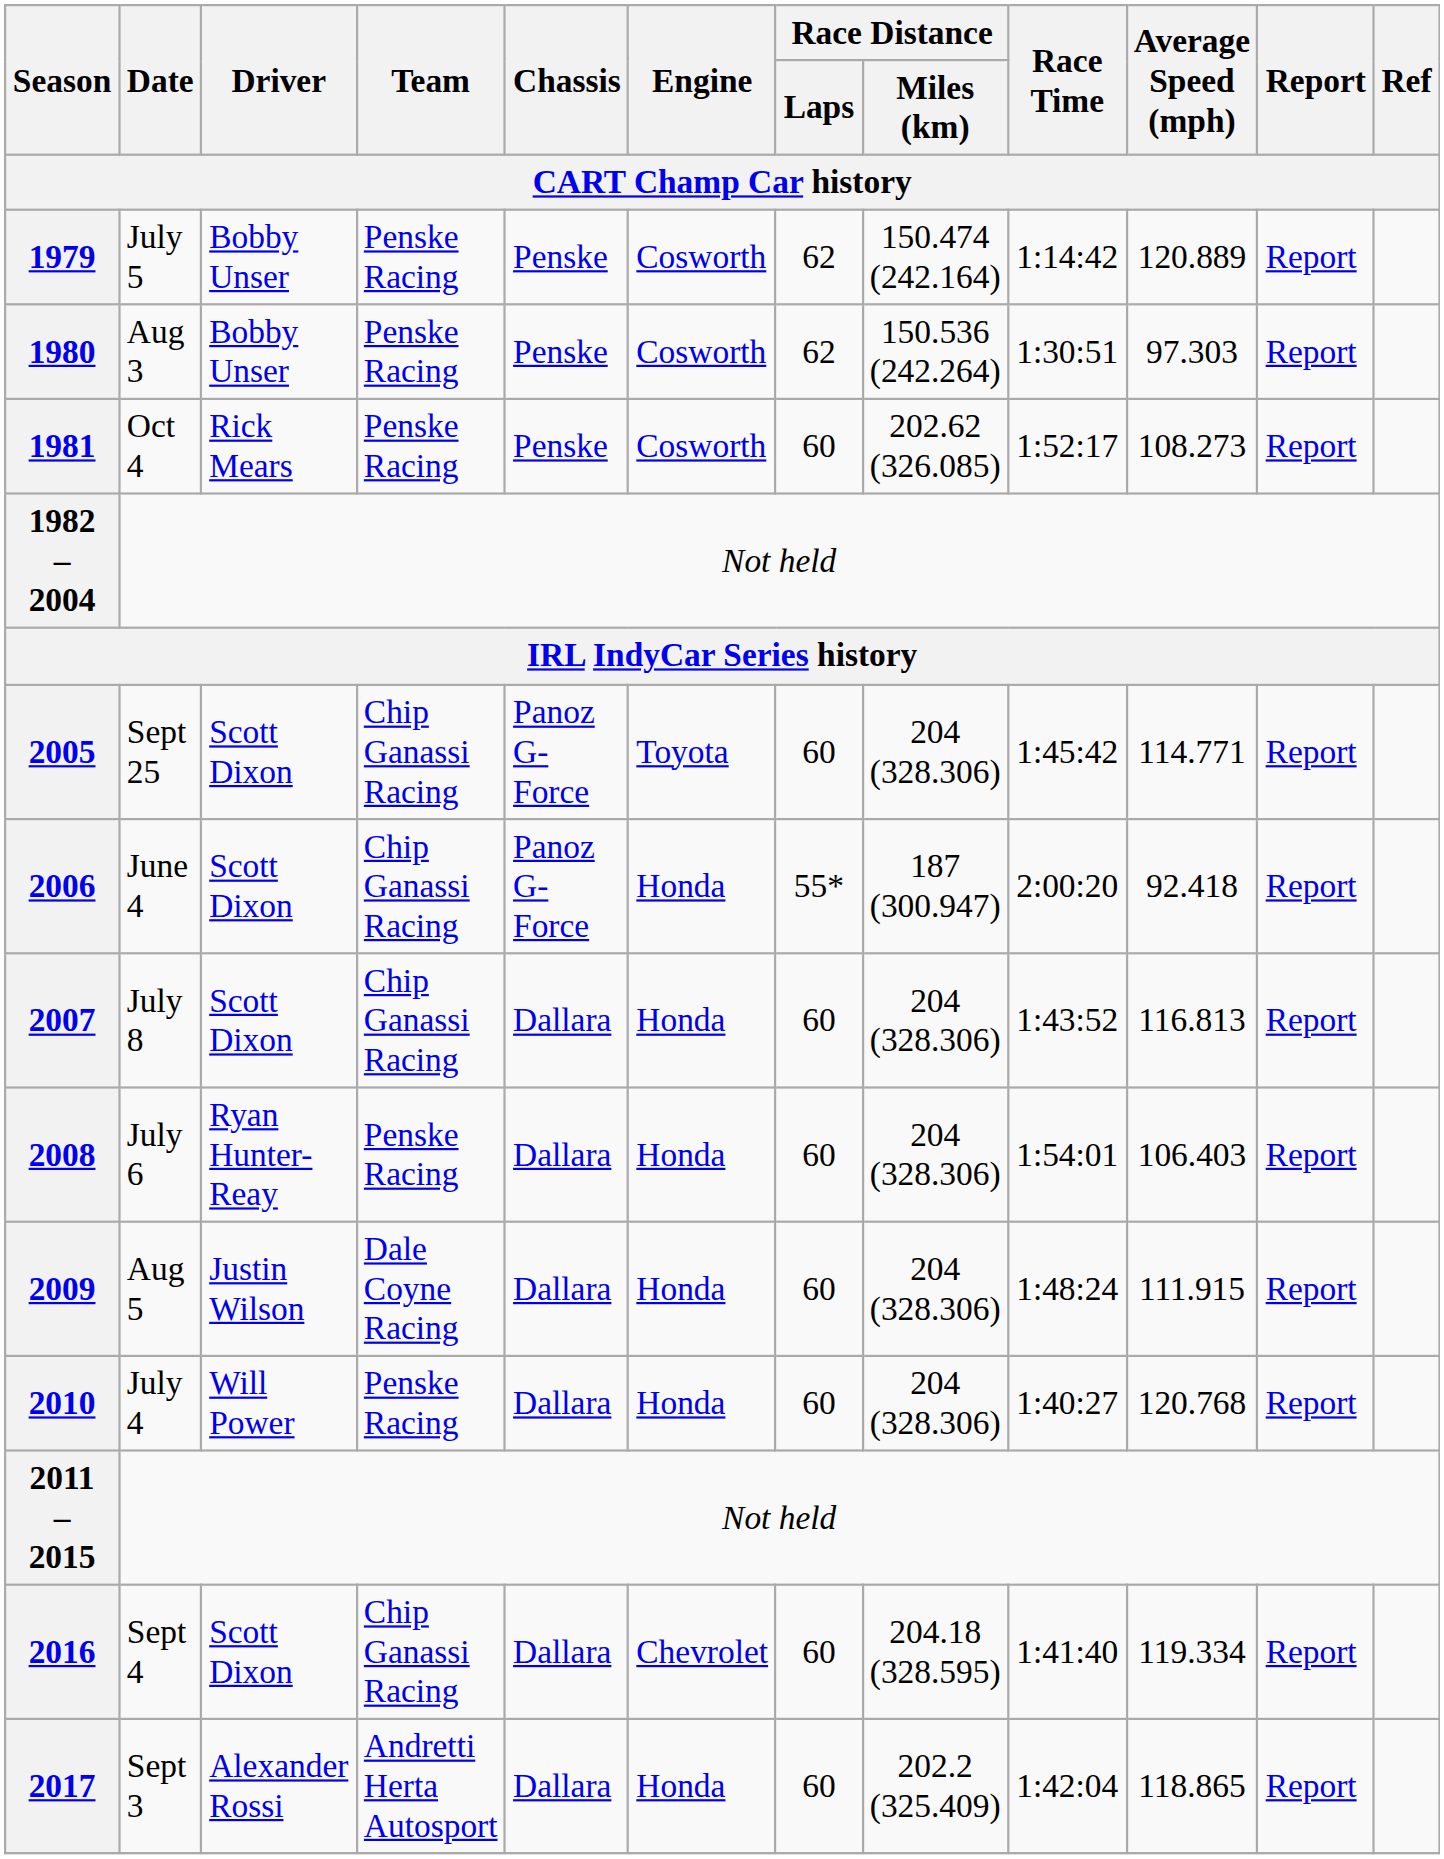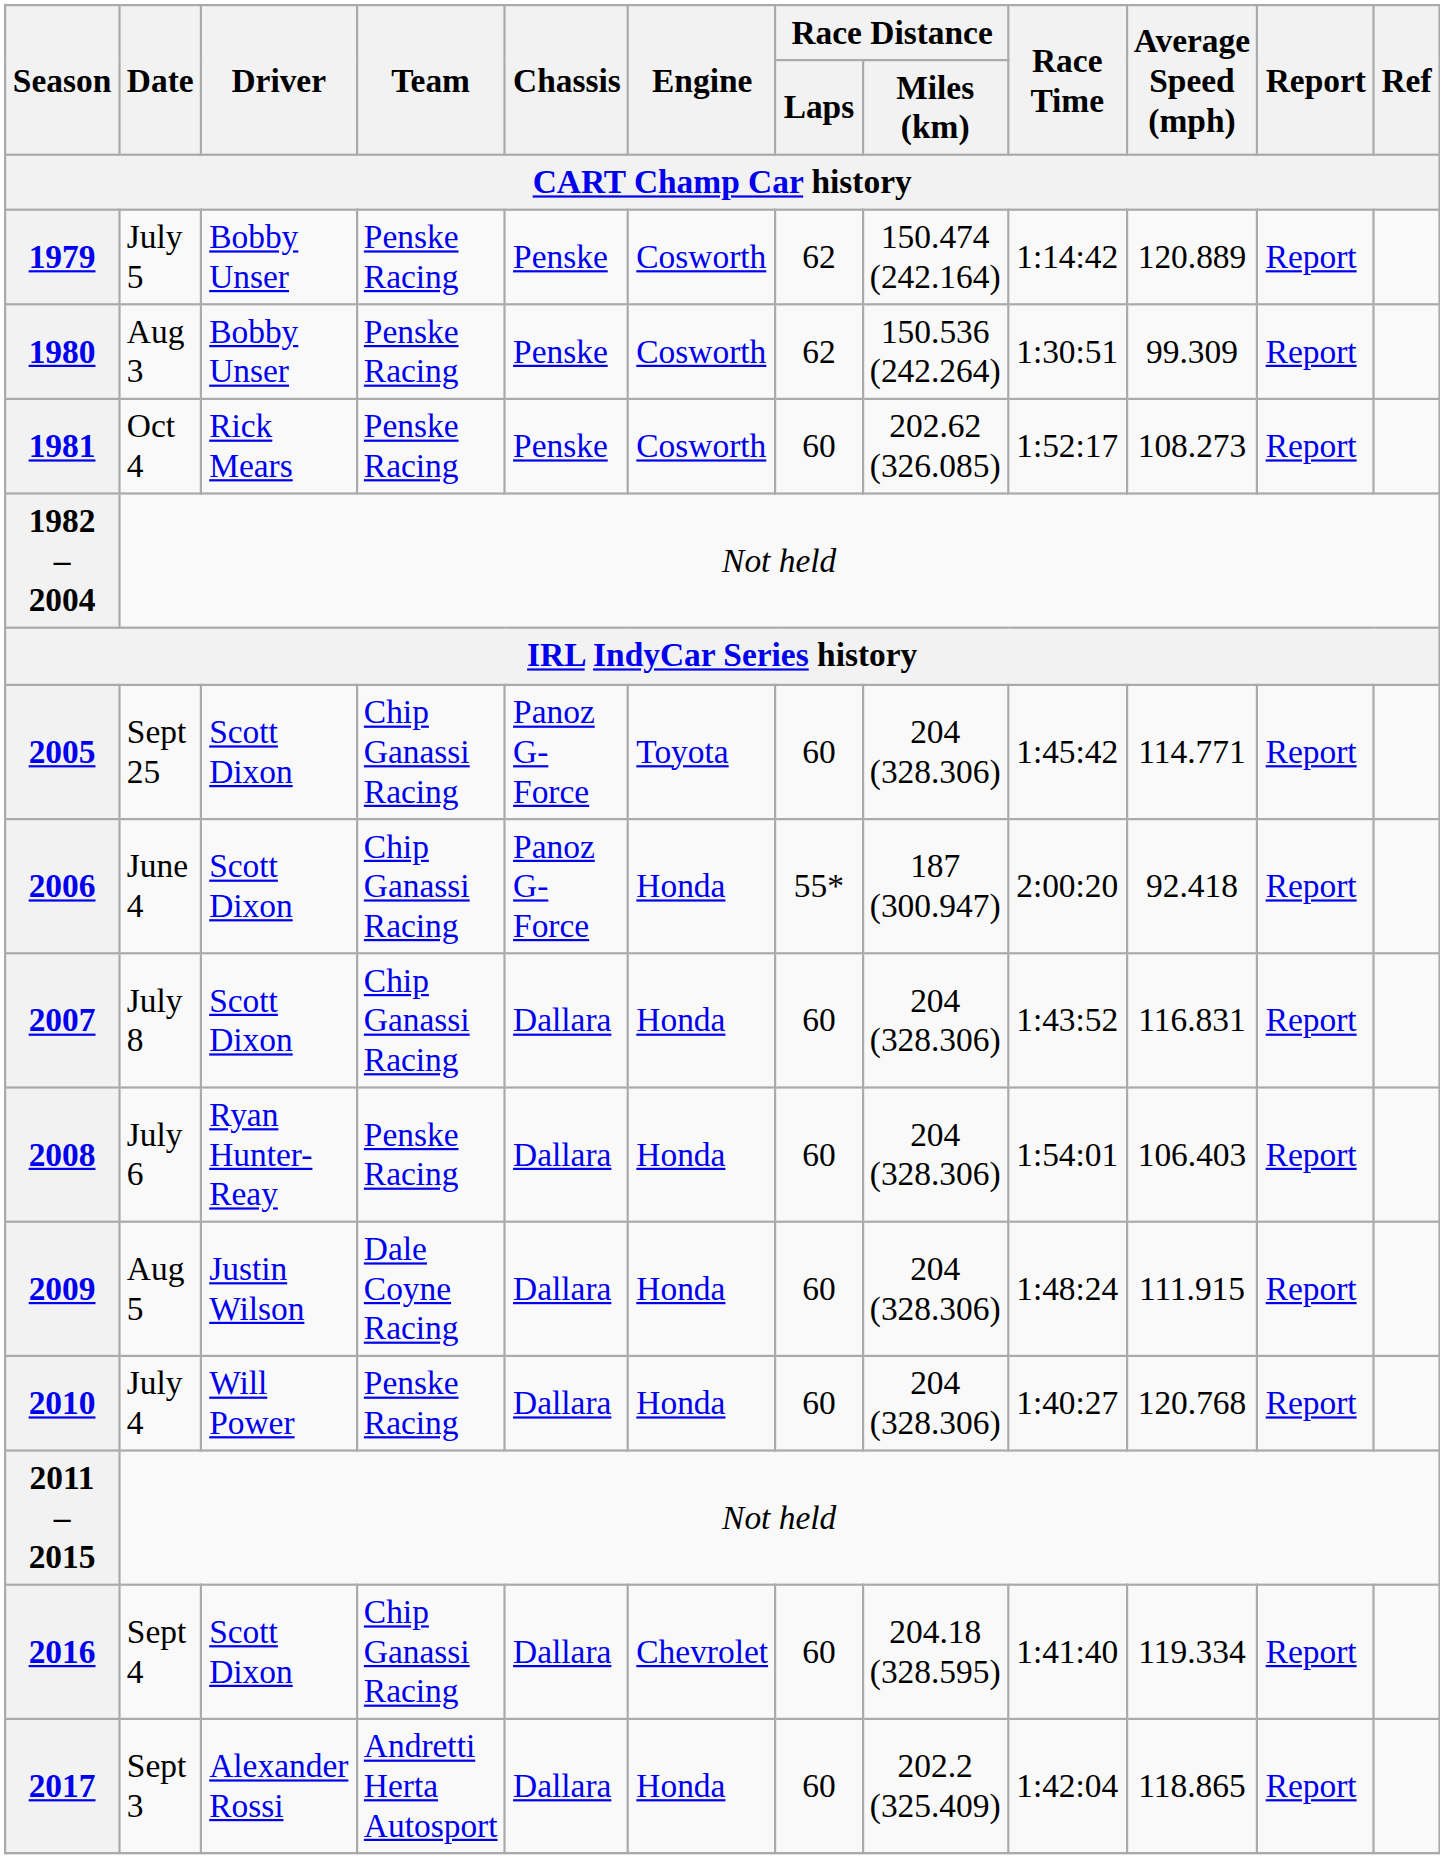(1192, 351) 97.303 -> (1192, 351) 99.309
(1192, 1019) 116.813 -> (1192, 1019) 116.831
